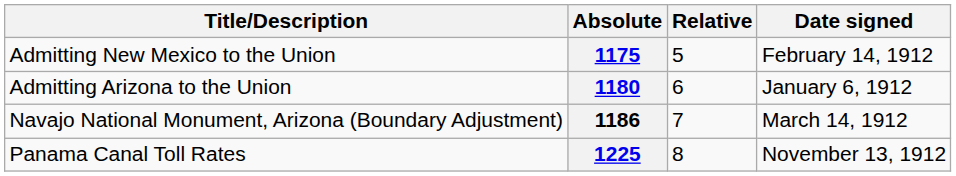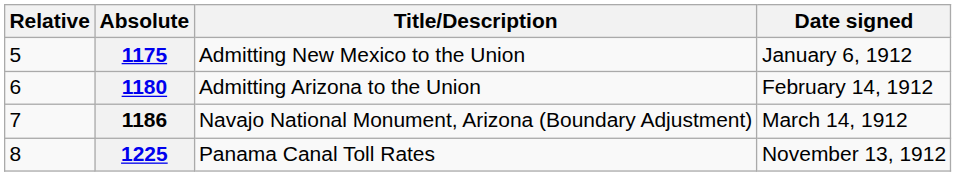columns swapped: (712, 21) <-> (286, 21)
(848, 54) February 14, 1912 -> (837, 54) January 6, 1912
(837, 87) January 6, 1912 -> (848, 87) February 14, 1912
